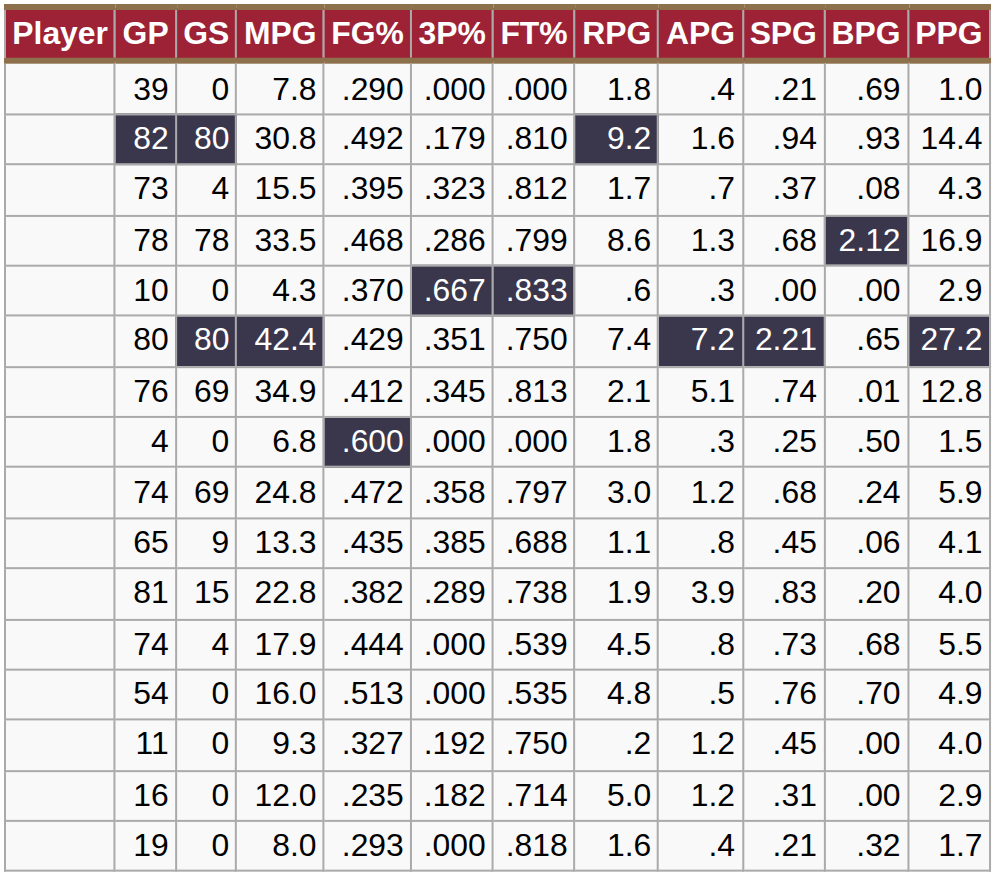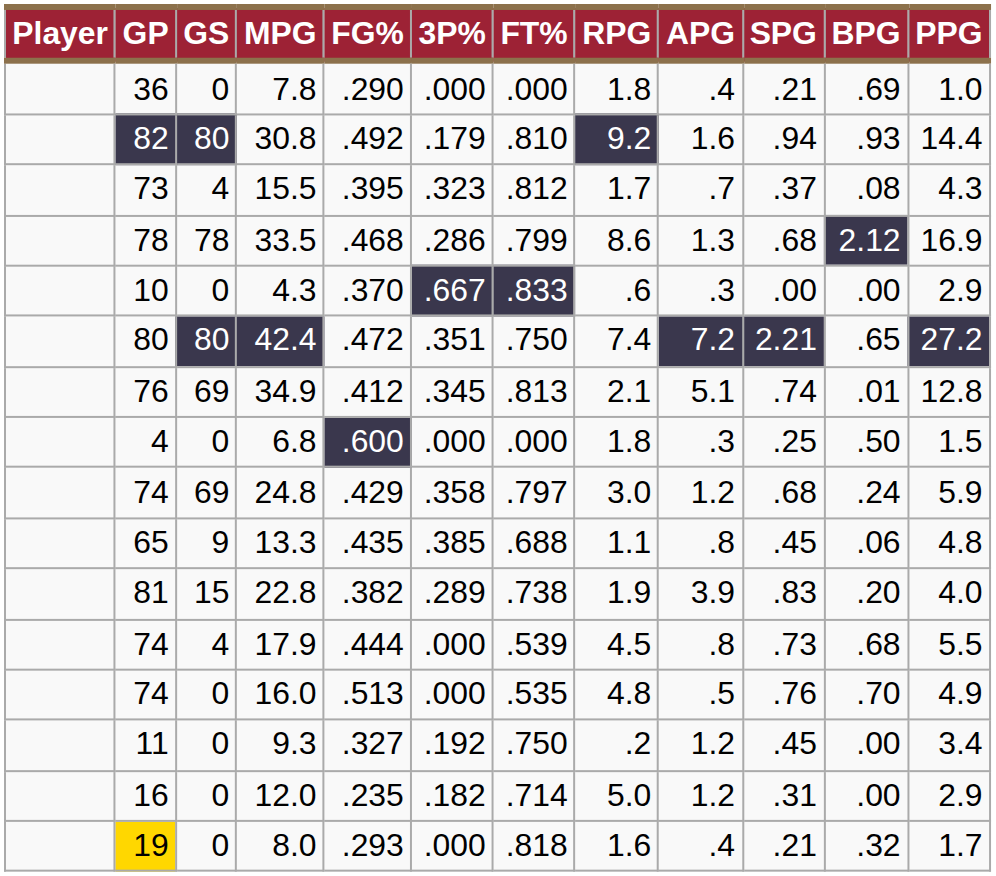(151, 88) 39 -> (151, 88) 36
(373, 340) .429 -> (373, 340) .472
(373, 492) .472 -> (373, 492) .429
(960, 542) 4.1 -> (960, 542) 4.8
(151, 694) 54 -> (151, 694) 74
(960, 744) 4.0 -> (960, 744) 3.4
(151, 845) no background -> (151, 845) gold background
